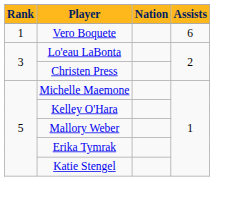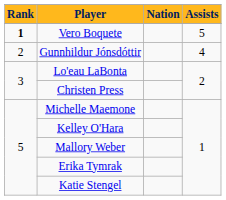(21, 33) normal -> (21, 33) bold
(190, 33) 6 -> (202, 33) 5
+ row: (90, 52)
